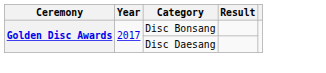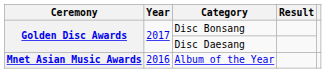+ row: (224, 60)
